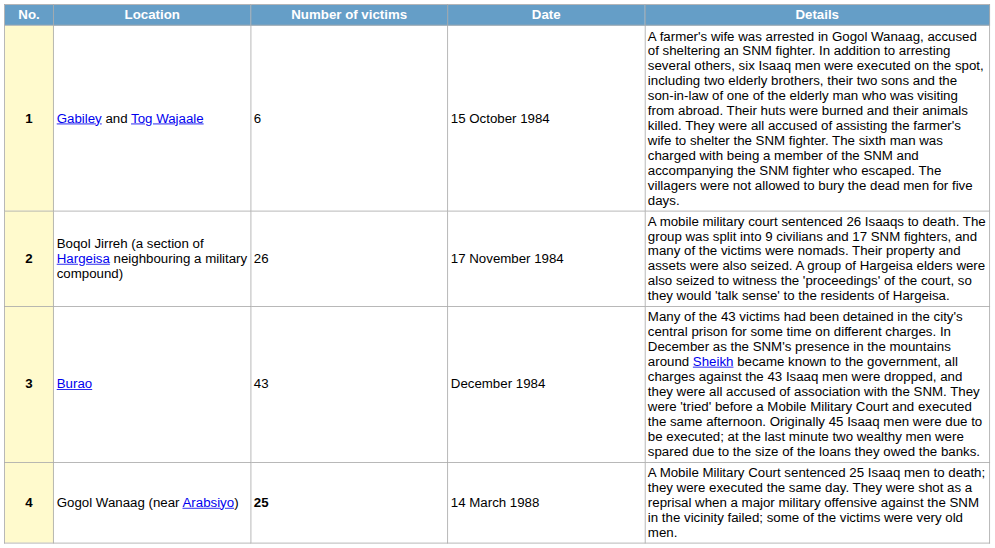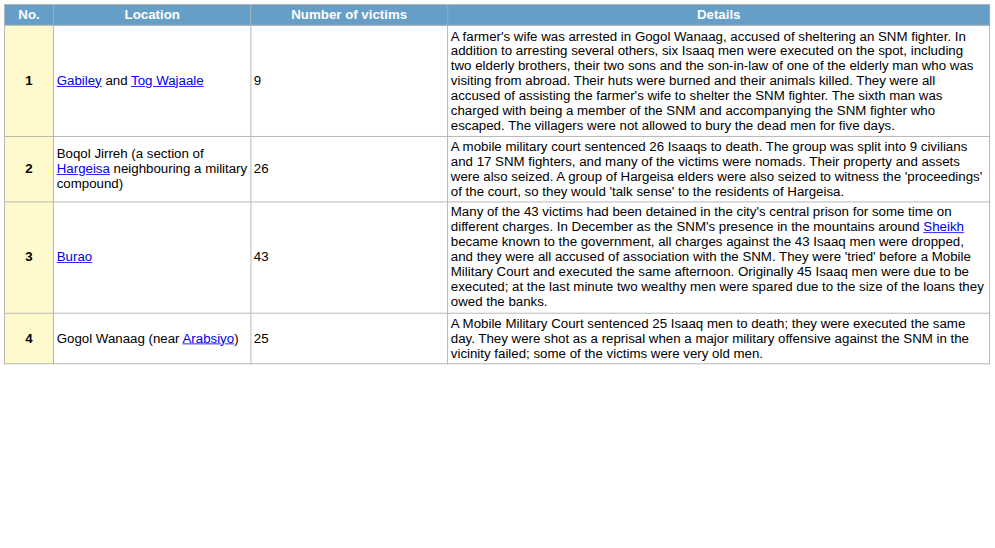- column: (546, 15)
(257, 118) 6 -> (257, 80) 9
(261, 502) bold -> (261, 338) normal
